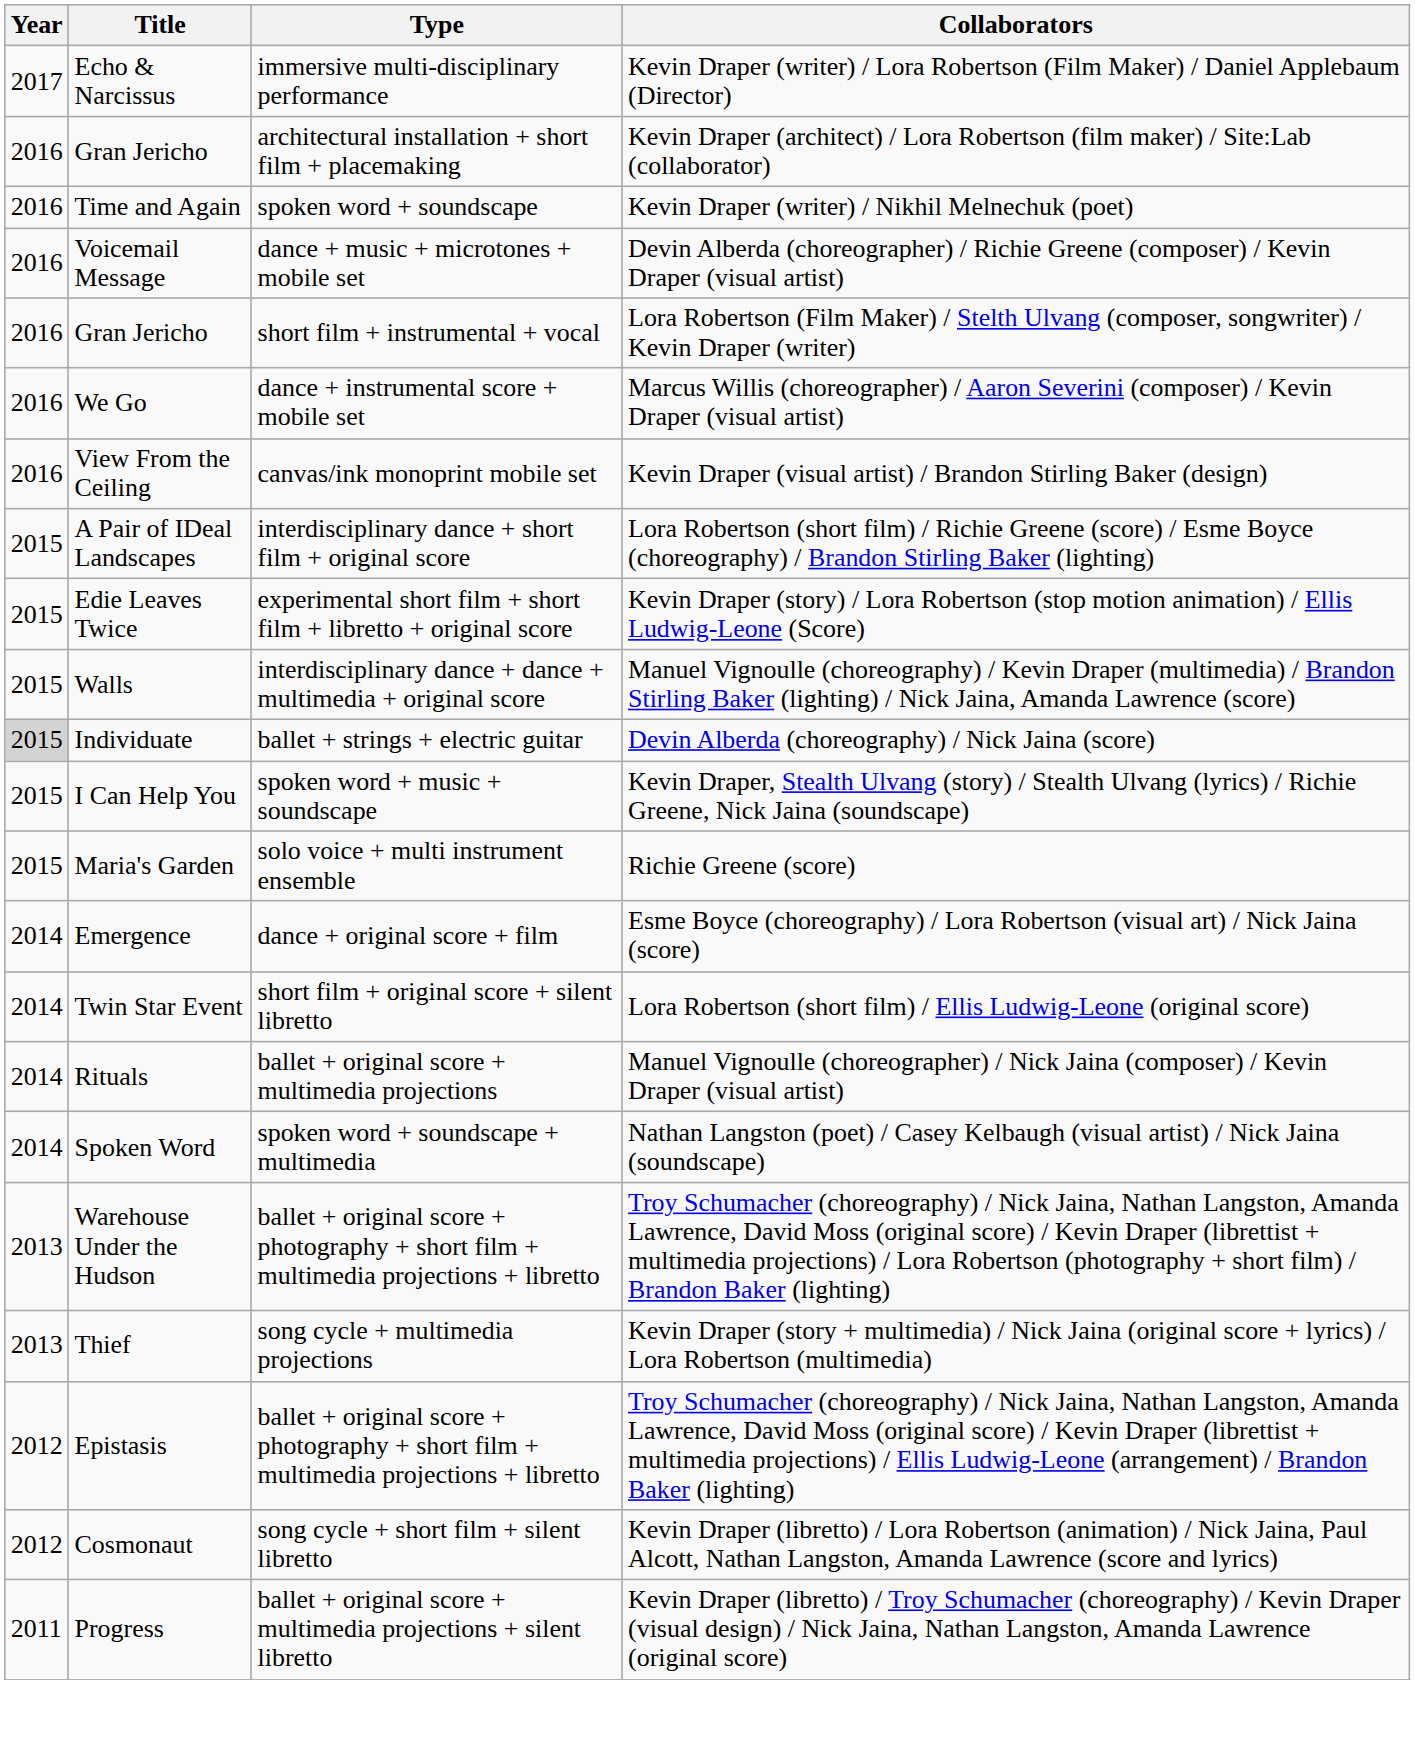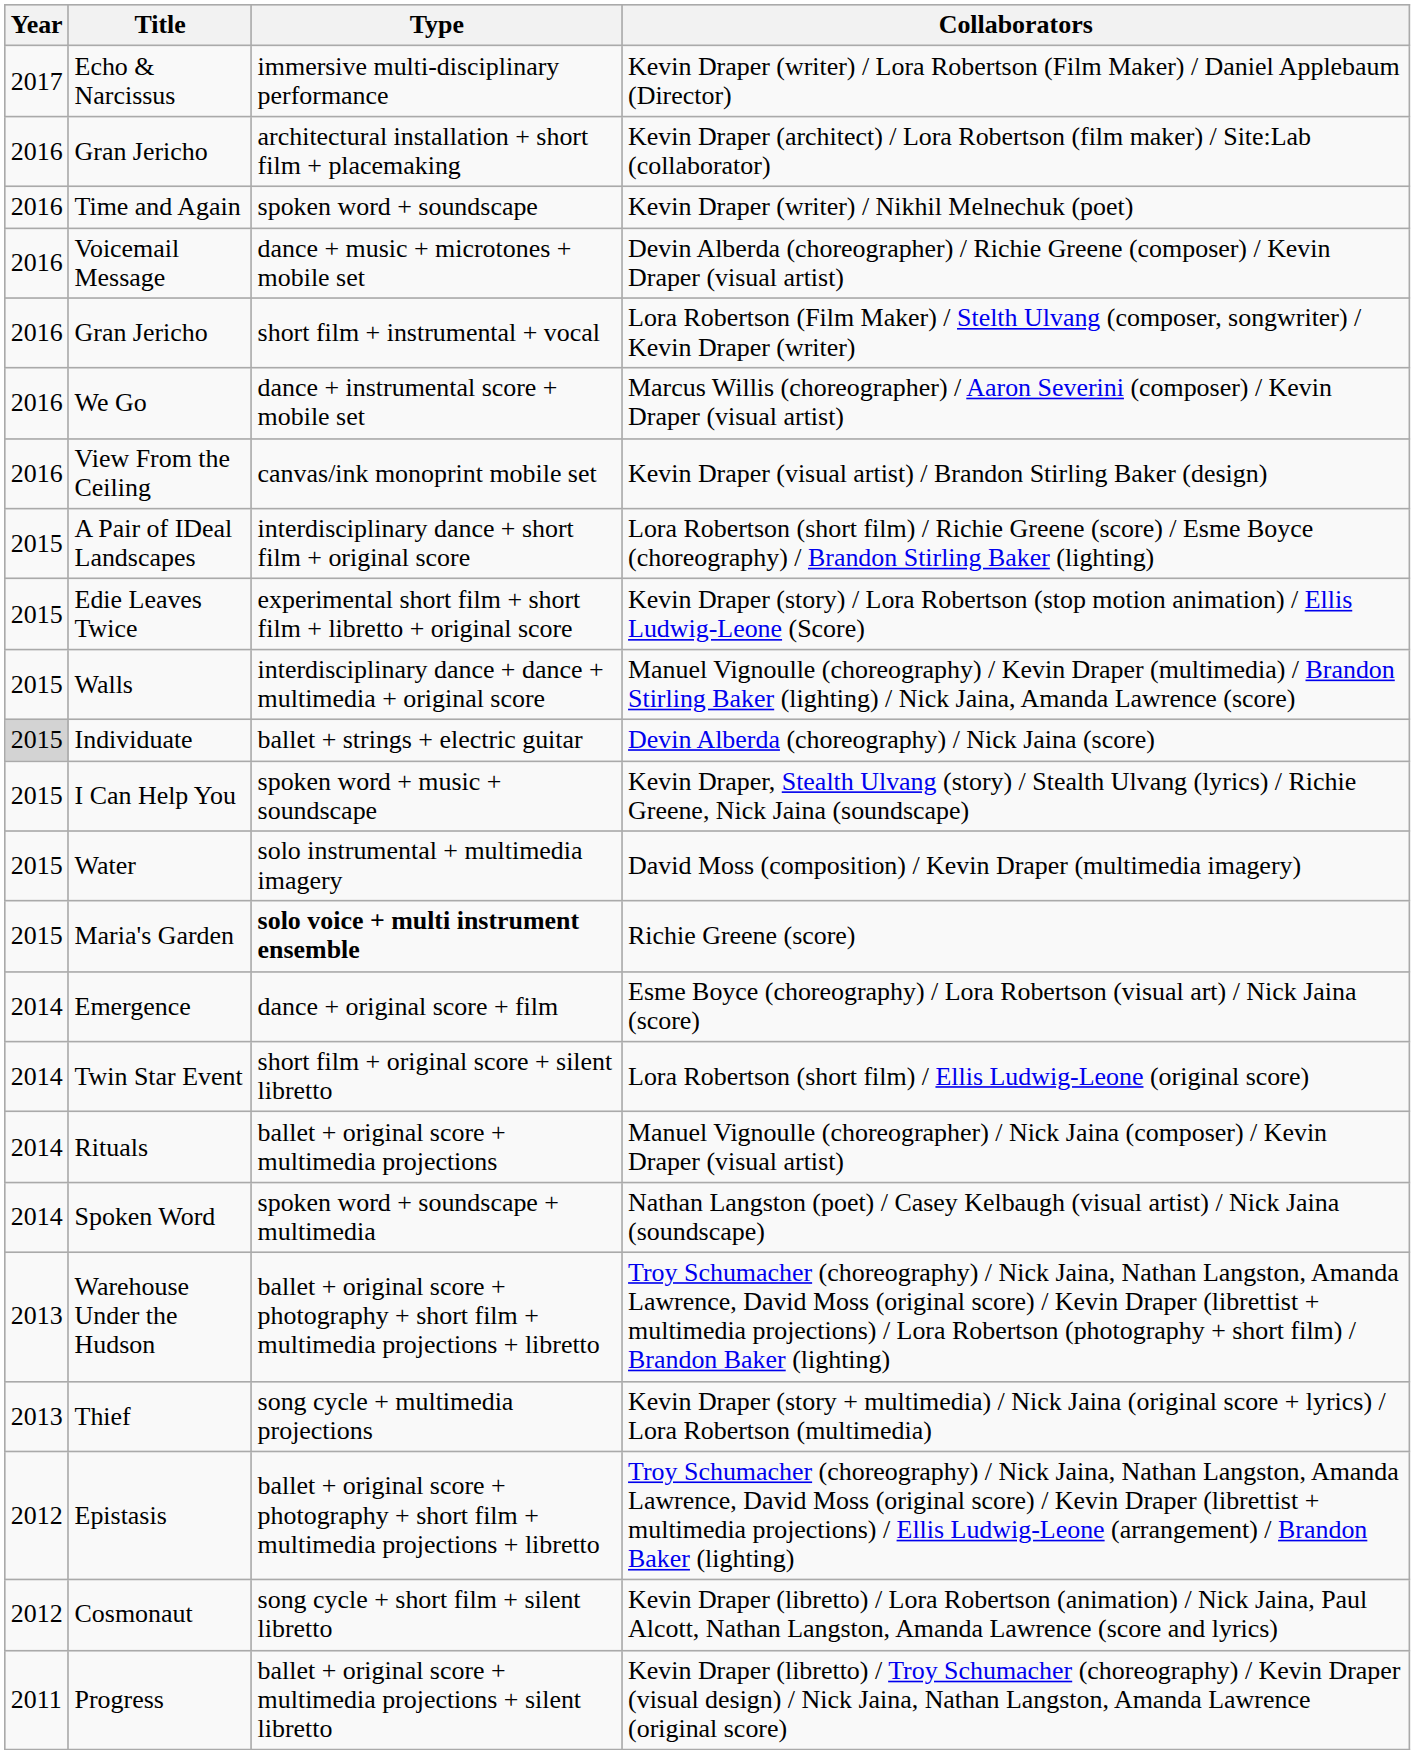+ row: (965, 865)
(410, 865) normal -> (418, 935) bold
